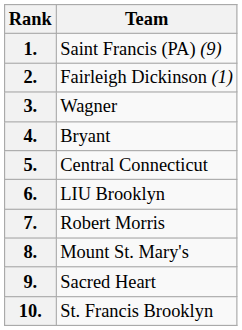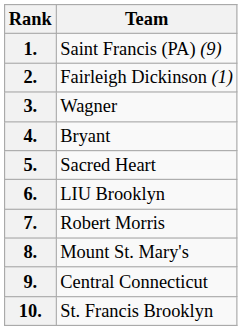(134, 164) Central Connecticut -> (108, 164) Sacred Heart
(108, 281) Sacred Heart -> (134, 281) Central Connecticut
